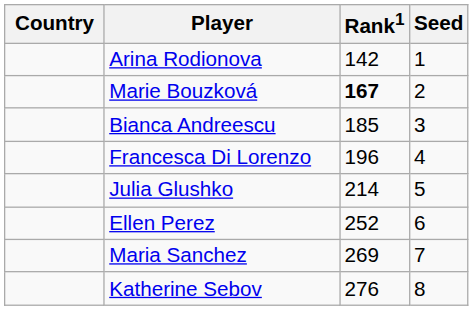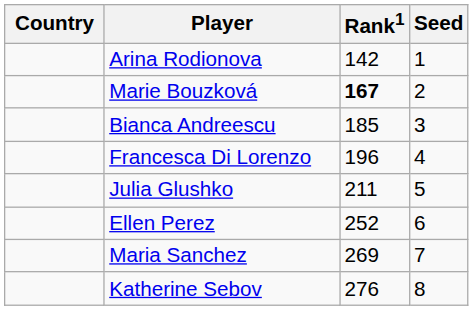(362, 190) 214 -> (361, 190) 211
